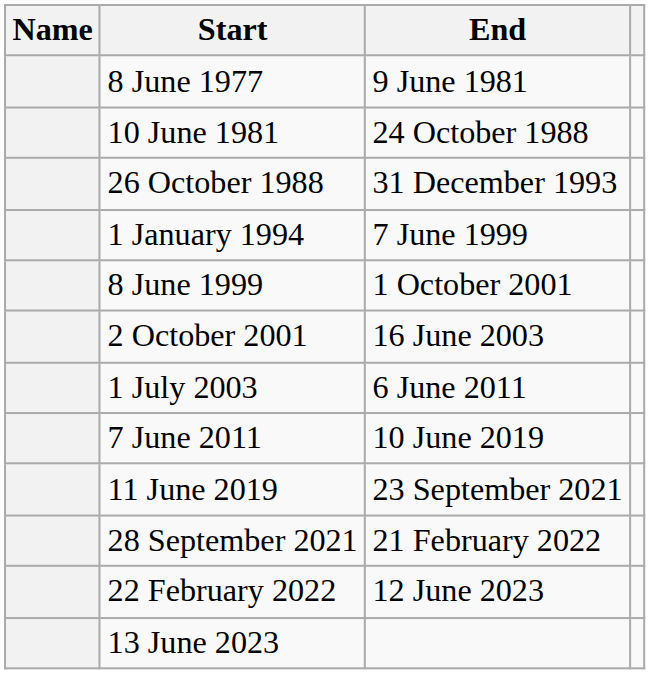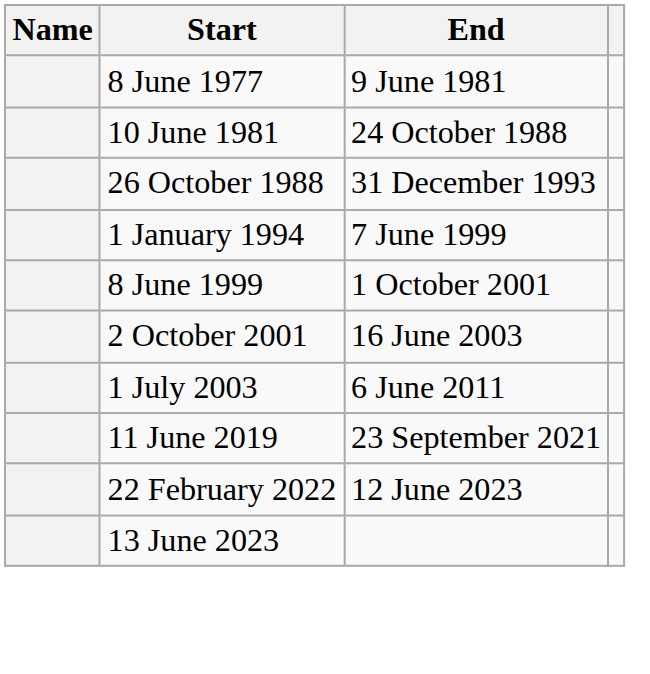- row: (185, 438)
- row: (233, 540)
